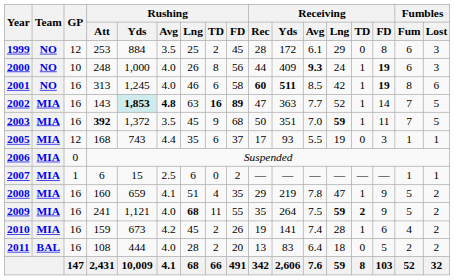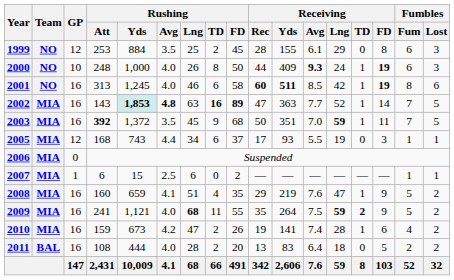(288, 49) 172 -> (288, 49) 155
(238, 67) 56 -> (238, 67) 50
(193, 139) 35 -> (193, 139) 34
(315, 193) 7.8 -> (315, 193) 7.6
(193, 229) 45 -> (193, 229) 47
